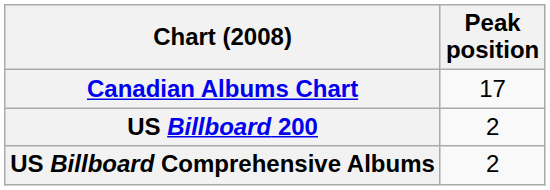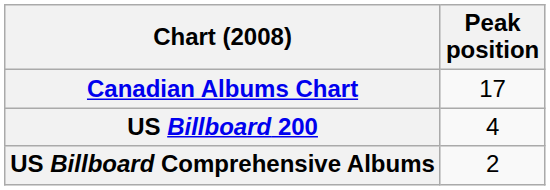(493, 126) 2 -> (493, 126) 4
